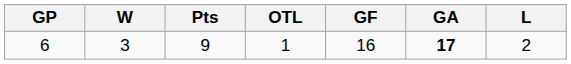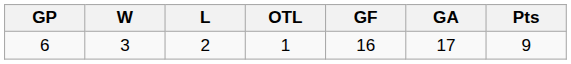columns swapped: (526, 18) <-> (205, 18)
(446, 45) bold -> (446, 45) normal
